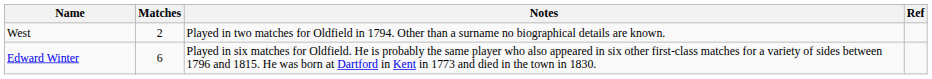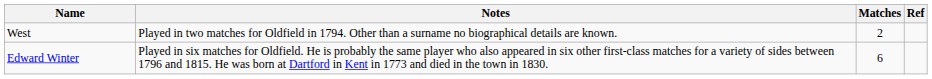columns swapped: (160, 13) <-> (544, 13)
